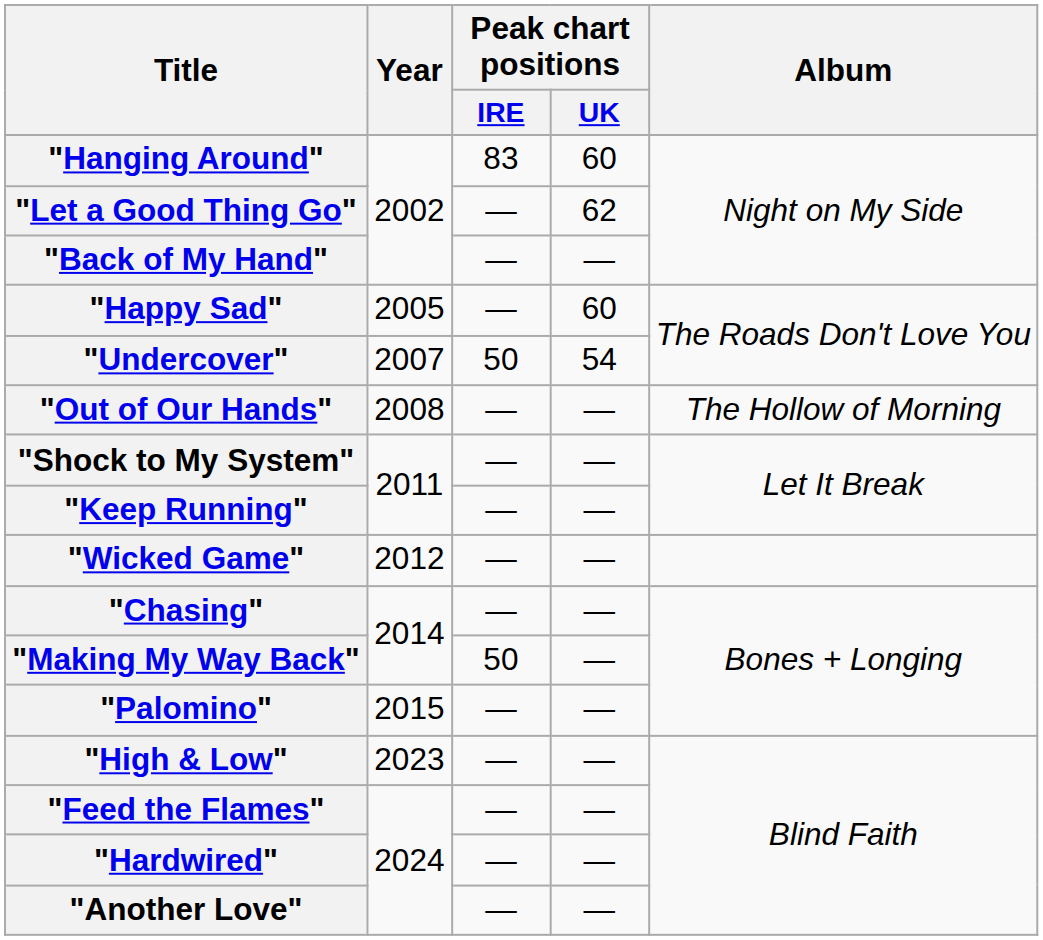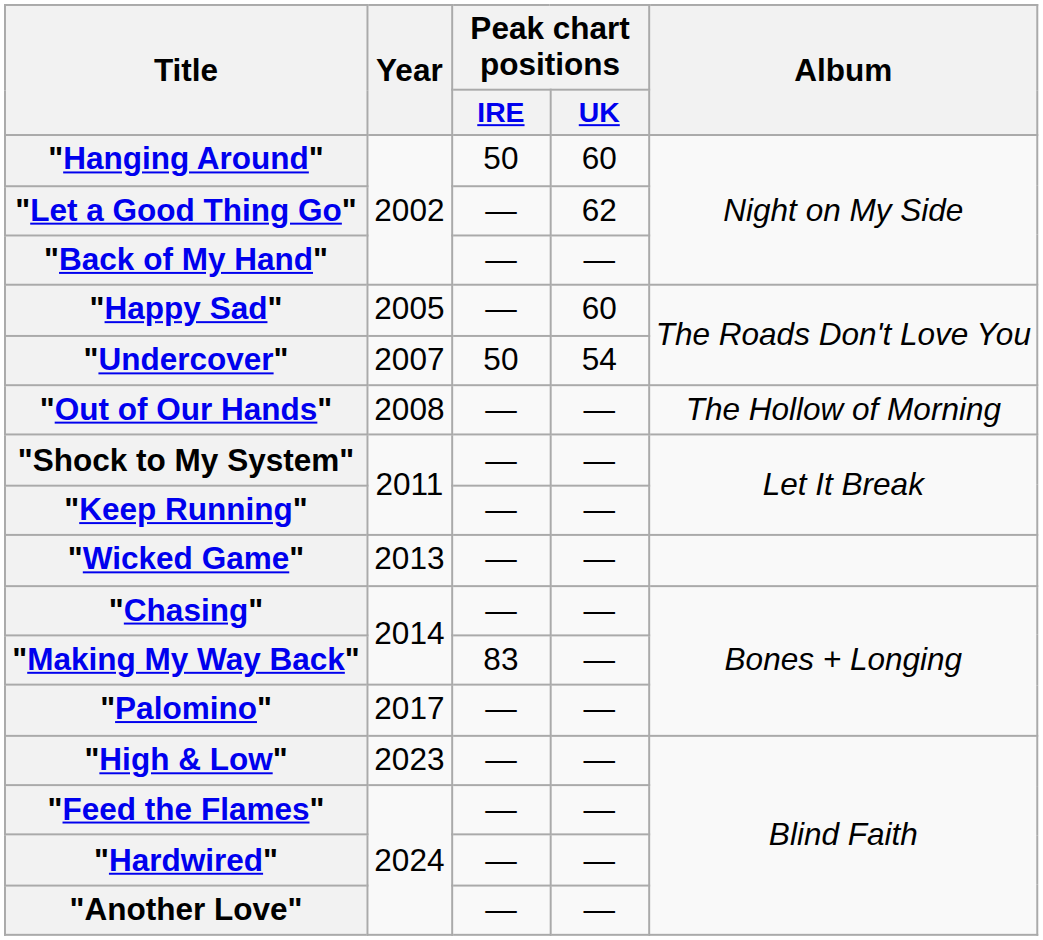(501, 159) 83 -> (501, 159) 50
(409, 559) 2012 -> (409, 559) 2013
(501, 659) 50 -> (501, 659) 83
(409, 709) 2015 -> (409, 709) 2017
